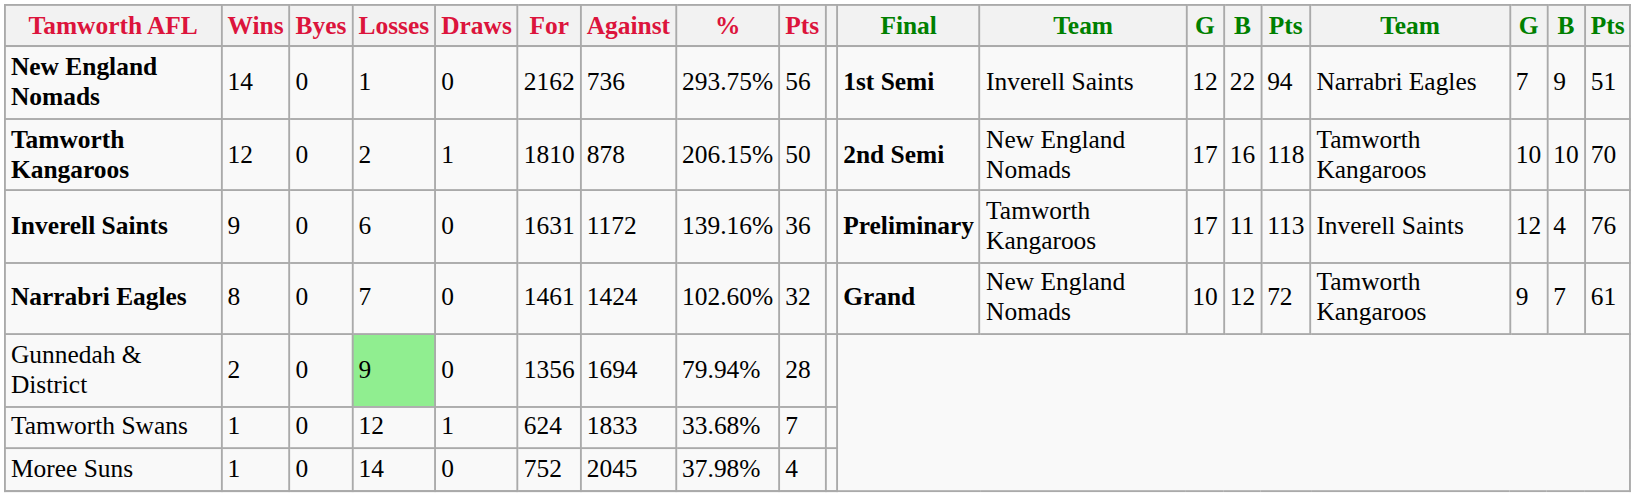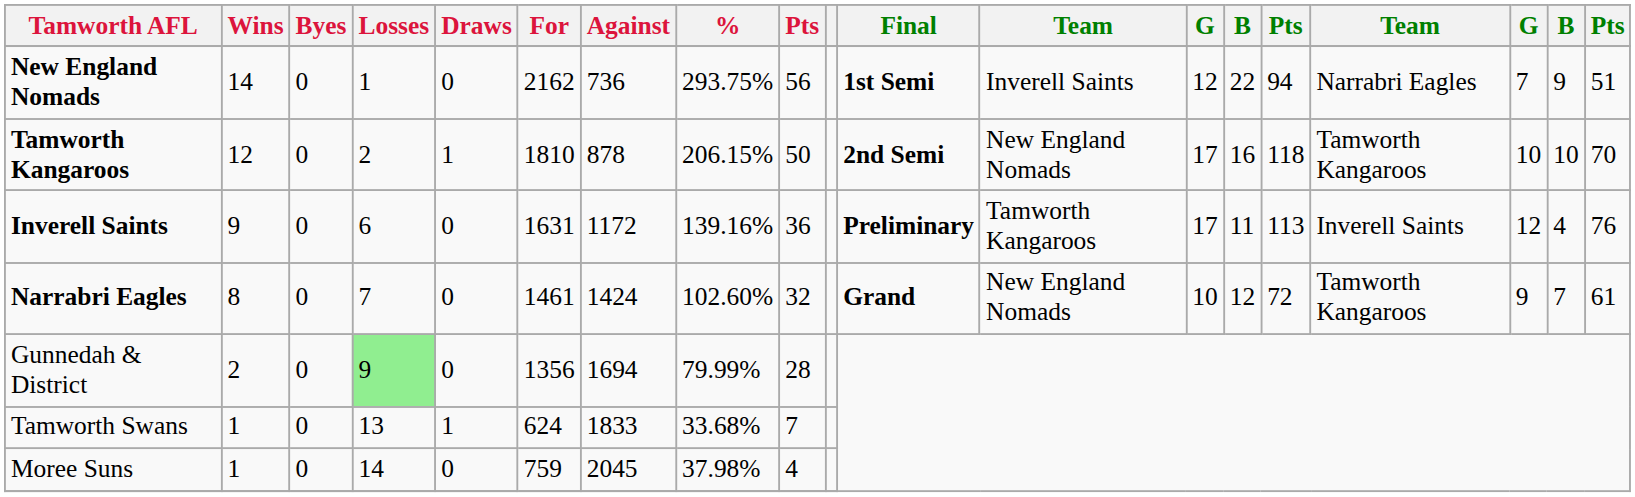(721, 369) 79.94% -> (721, 369) 79.99%
(371, 426) 12 -> (371, 426) 13
(543, 468) 752 -> (543, 468) 759
